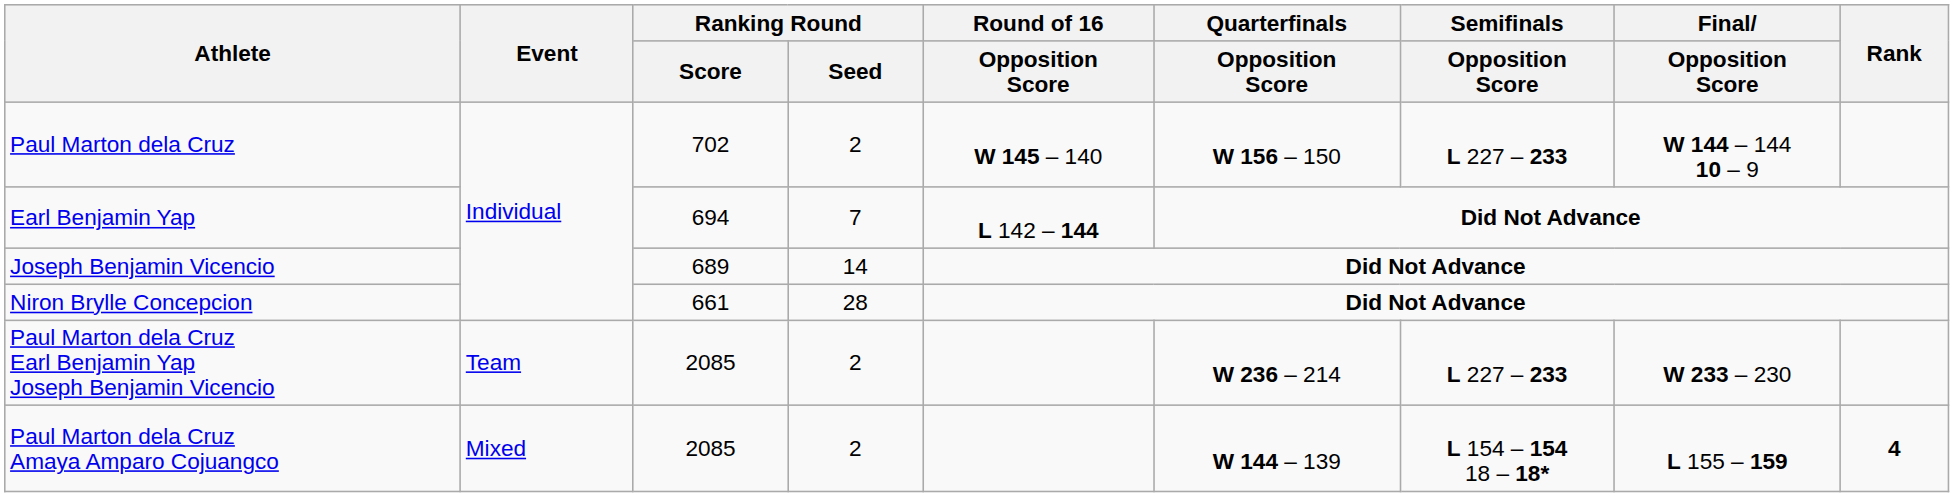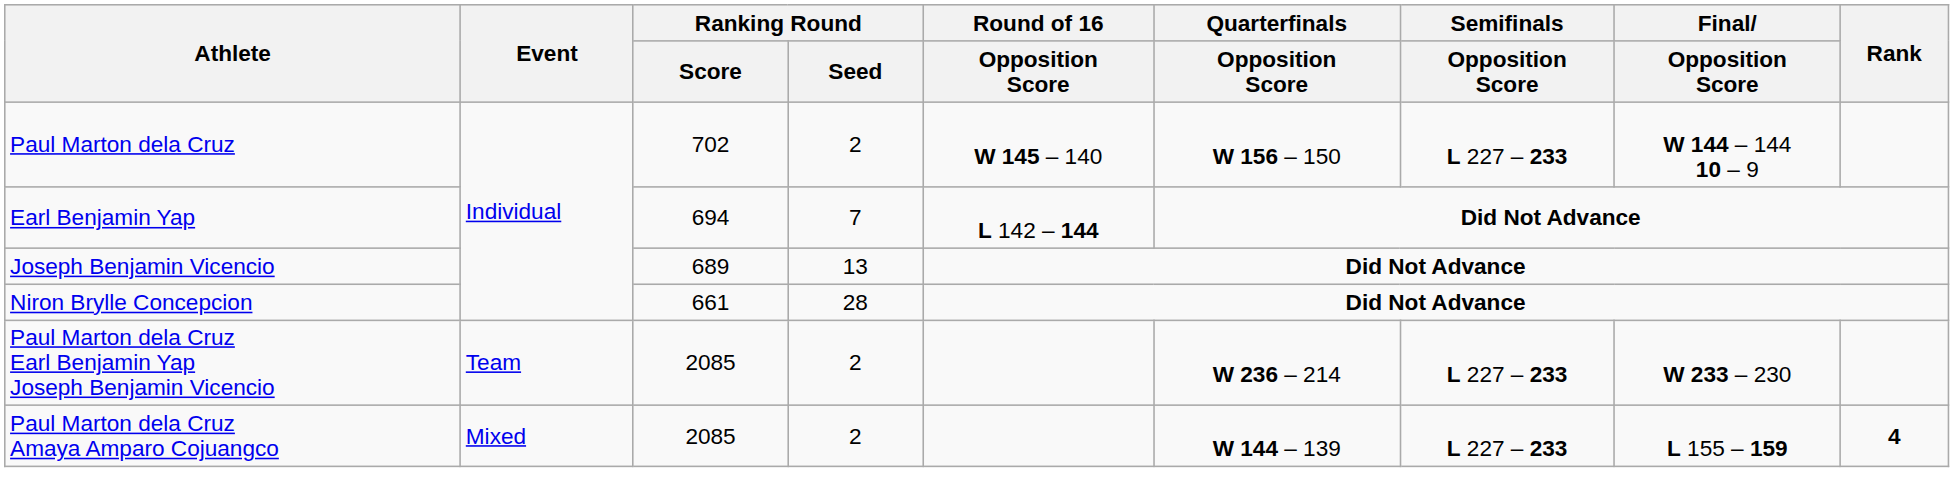(855, 266) 14 -> (855, 266) 13
(1507, 461) L 154 – 154 18 – 18* -> (1507, 449) L 227 – 233
